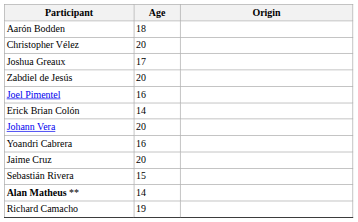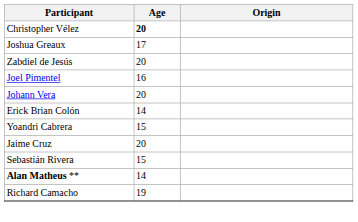- row: (36, 29)
(141, 45) normal -> (141, 29) bold
rows swapped: (31, 127) <-> (43, 111)
(141, 143) 16 -> (141, 127) 15
